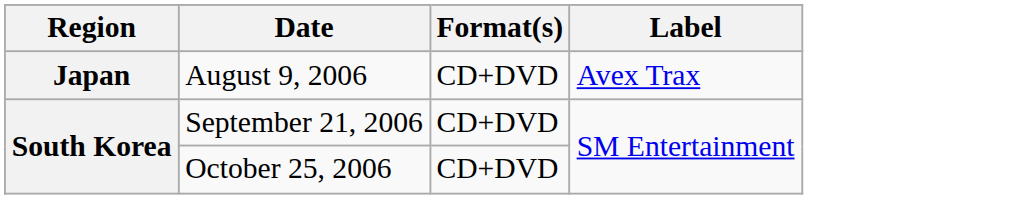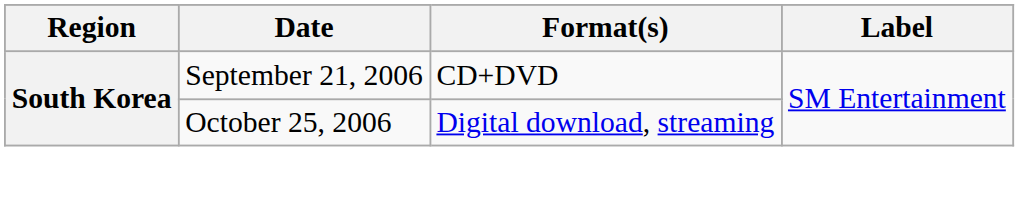- row: (276, 74)
(497, 168) CD+DVD -> (605, 121) Digital download, streaming
